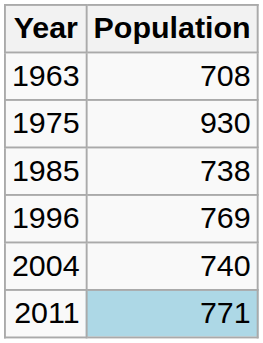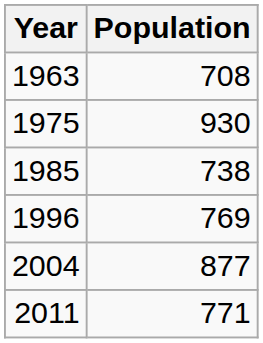(225, 265) 740 -> (225, 265) 877
(225, 313) lightblue background -> (225, 313) no background
